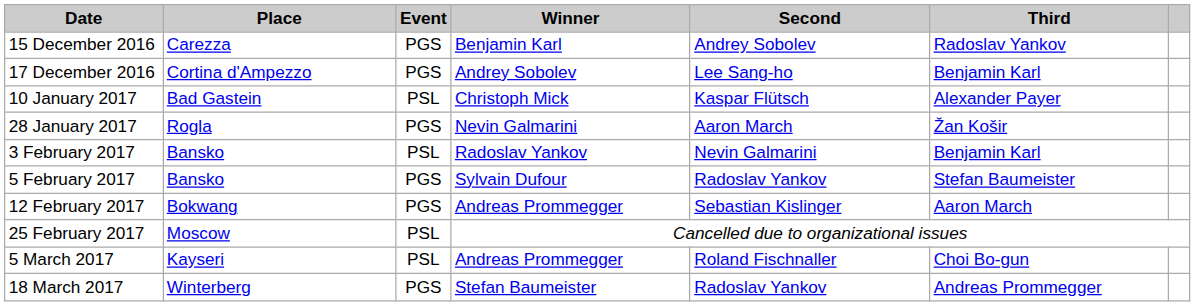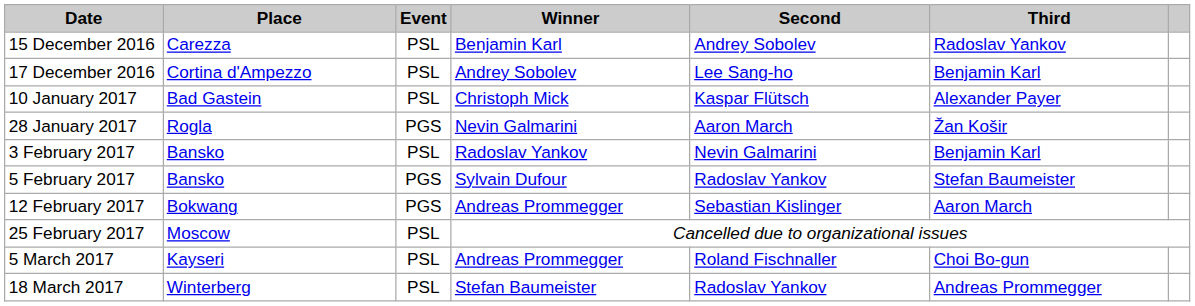(423, 45) PGS -> (423, 45) PSL
(423, 72) PGS -> (423, 72) PSL
(423, 287) PGS -> (423, 287) PSL
